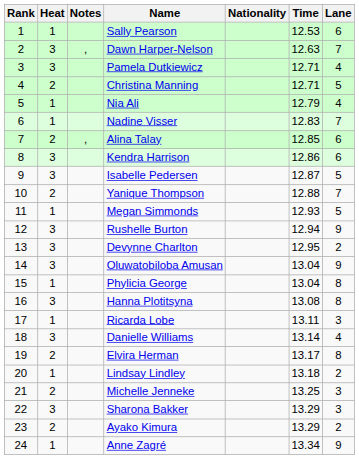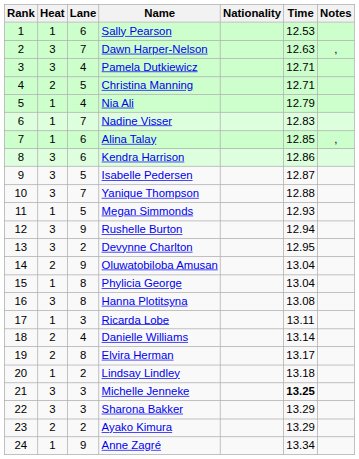columns swapped: (338, 13) <-> (86, 13)
(52, 139) 2 -> (52, 139) 1
(52, 193) 2 -> (52, 193) 3
(52, 265) 3 -> (52, 265) 2
(52, 337) 3 -> (52, 337) 2
(52, 391) 2 -> (52, 391) 3
(306, 391) normal -> (301, 391) bold
